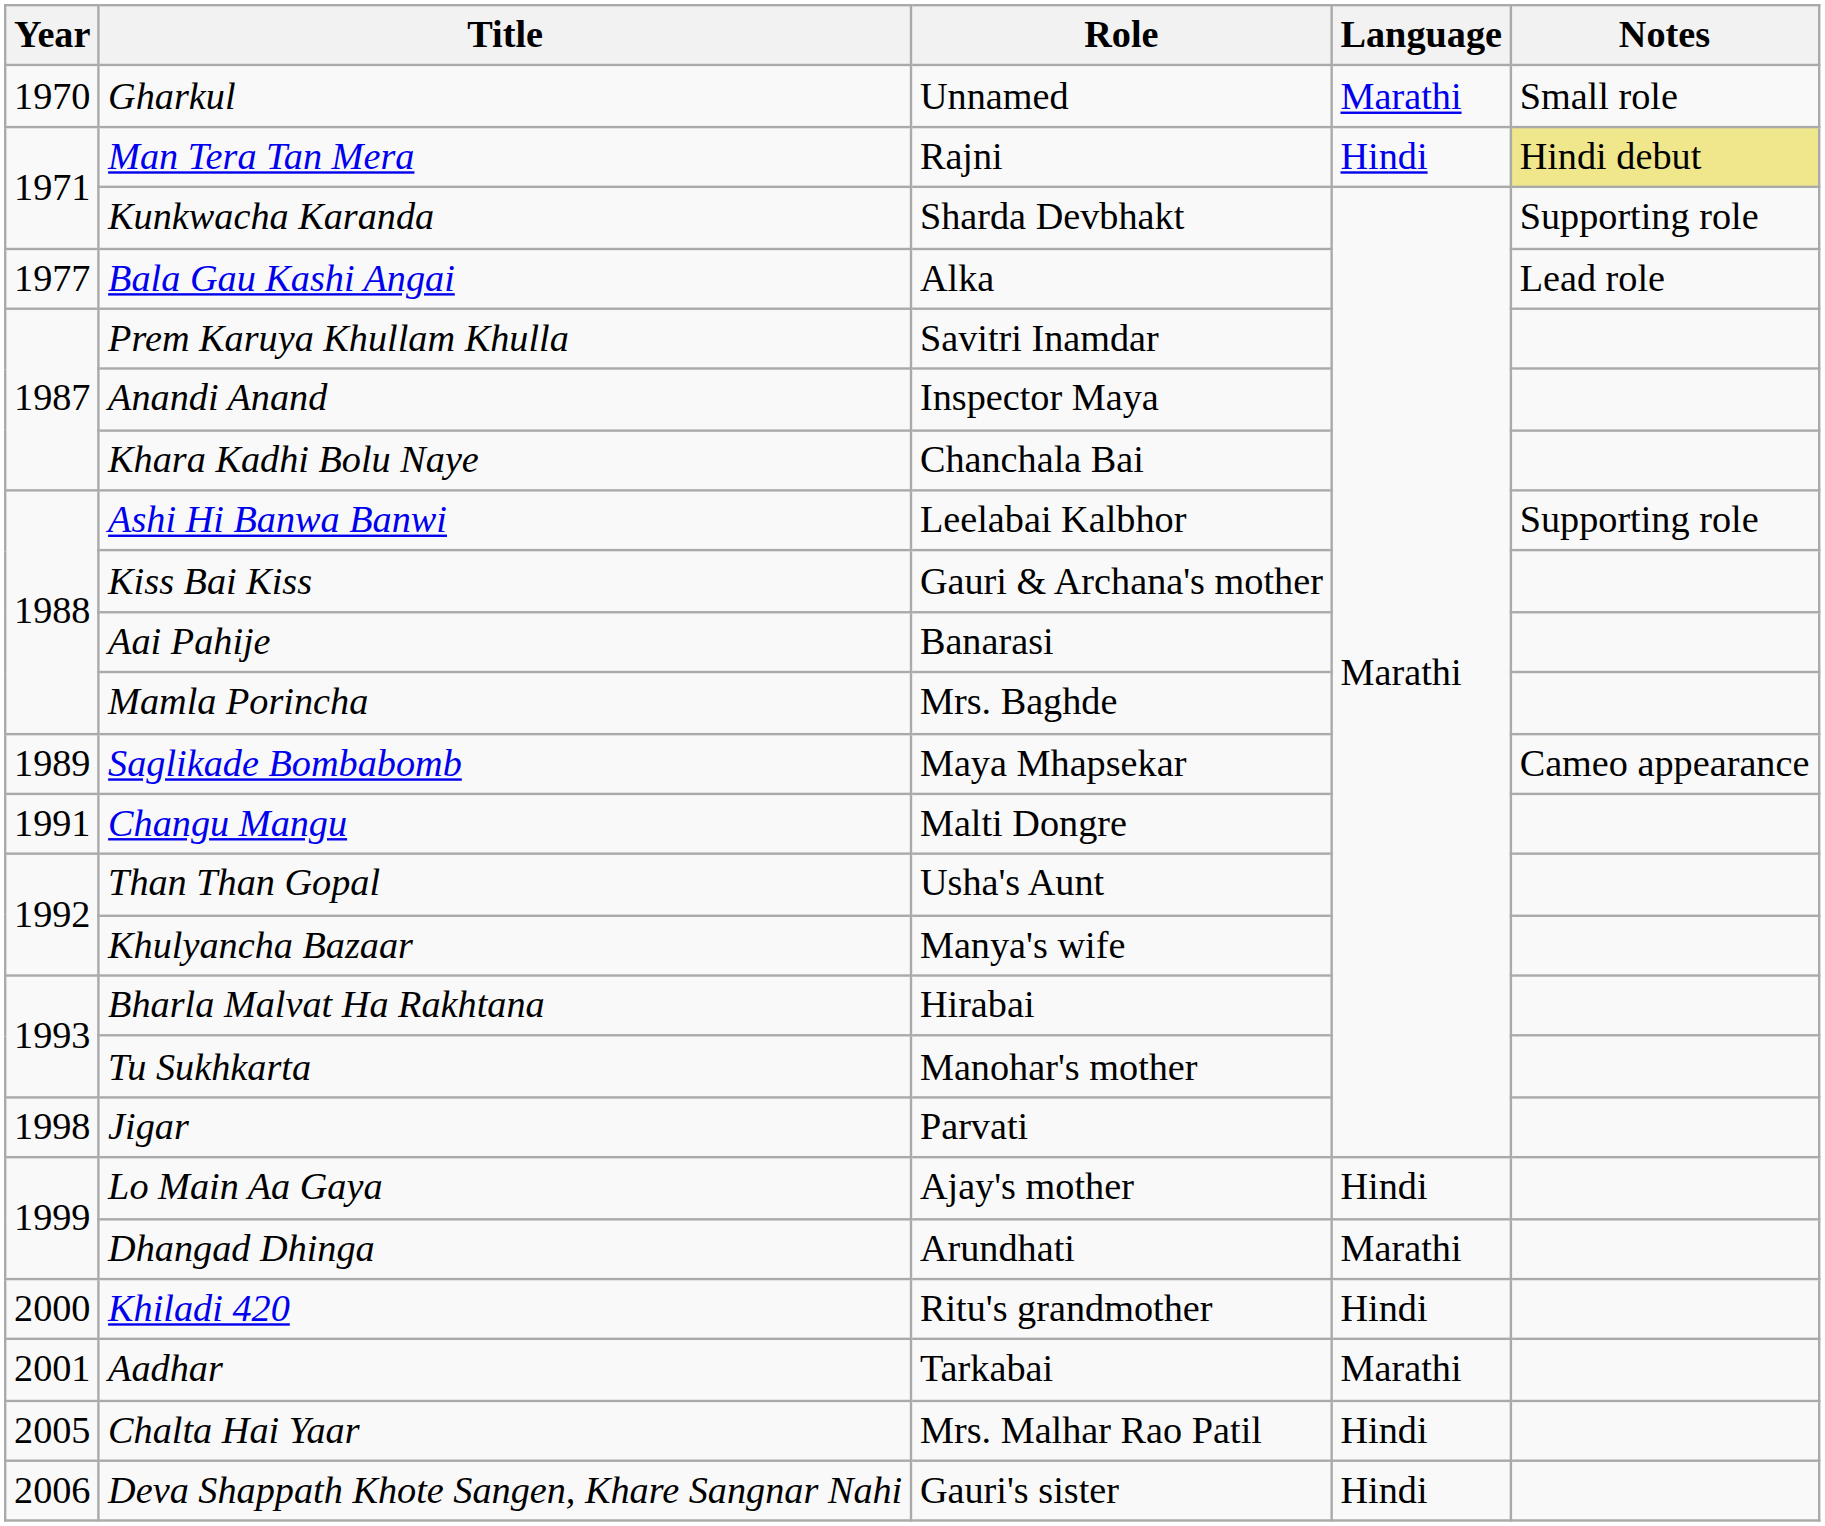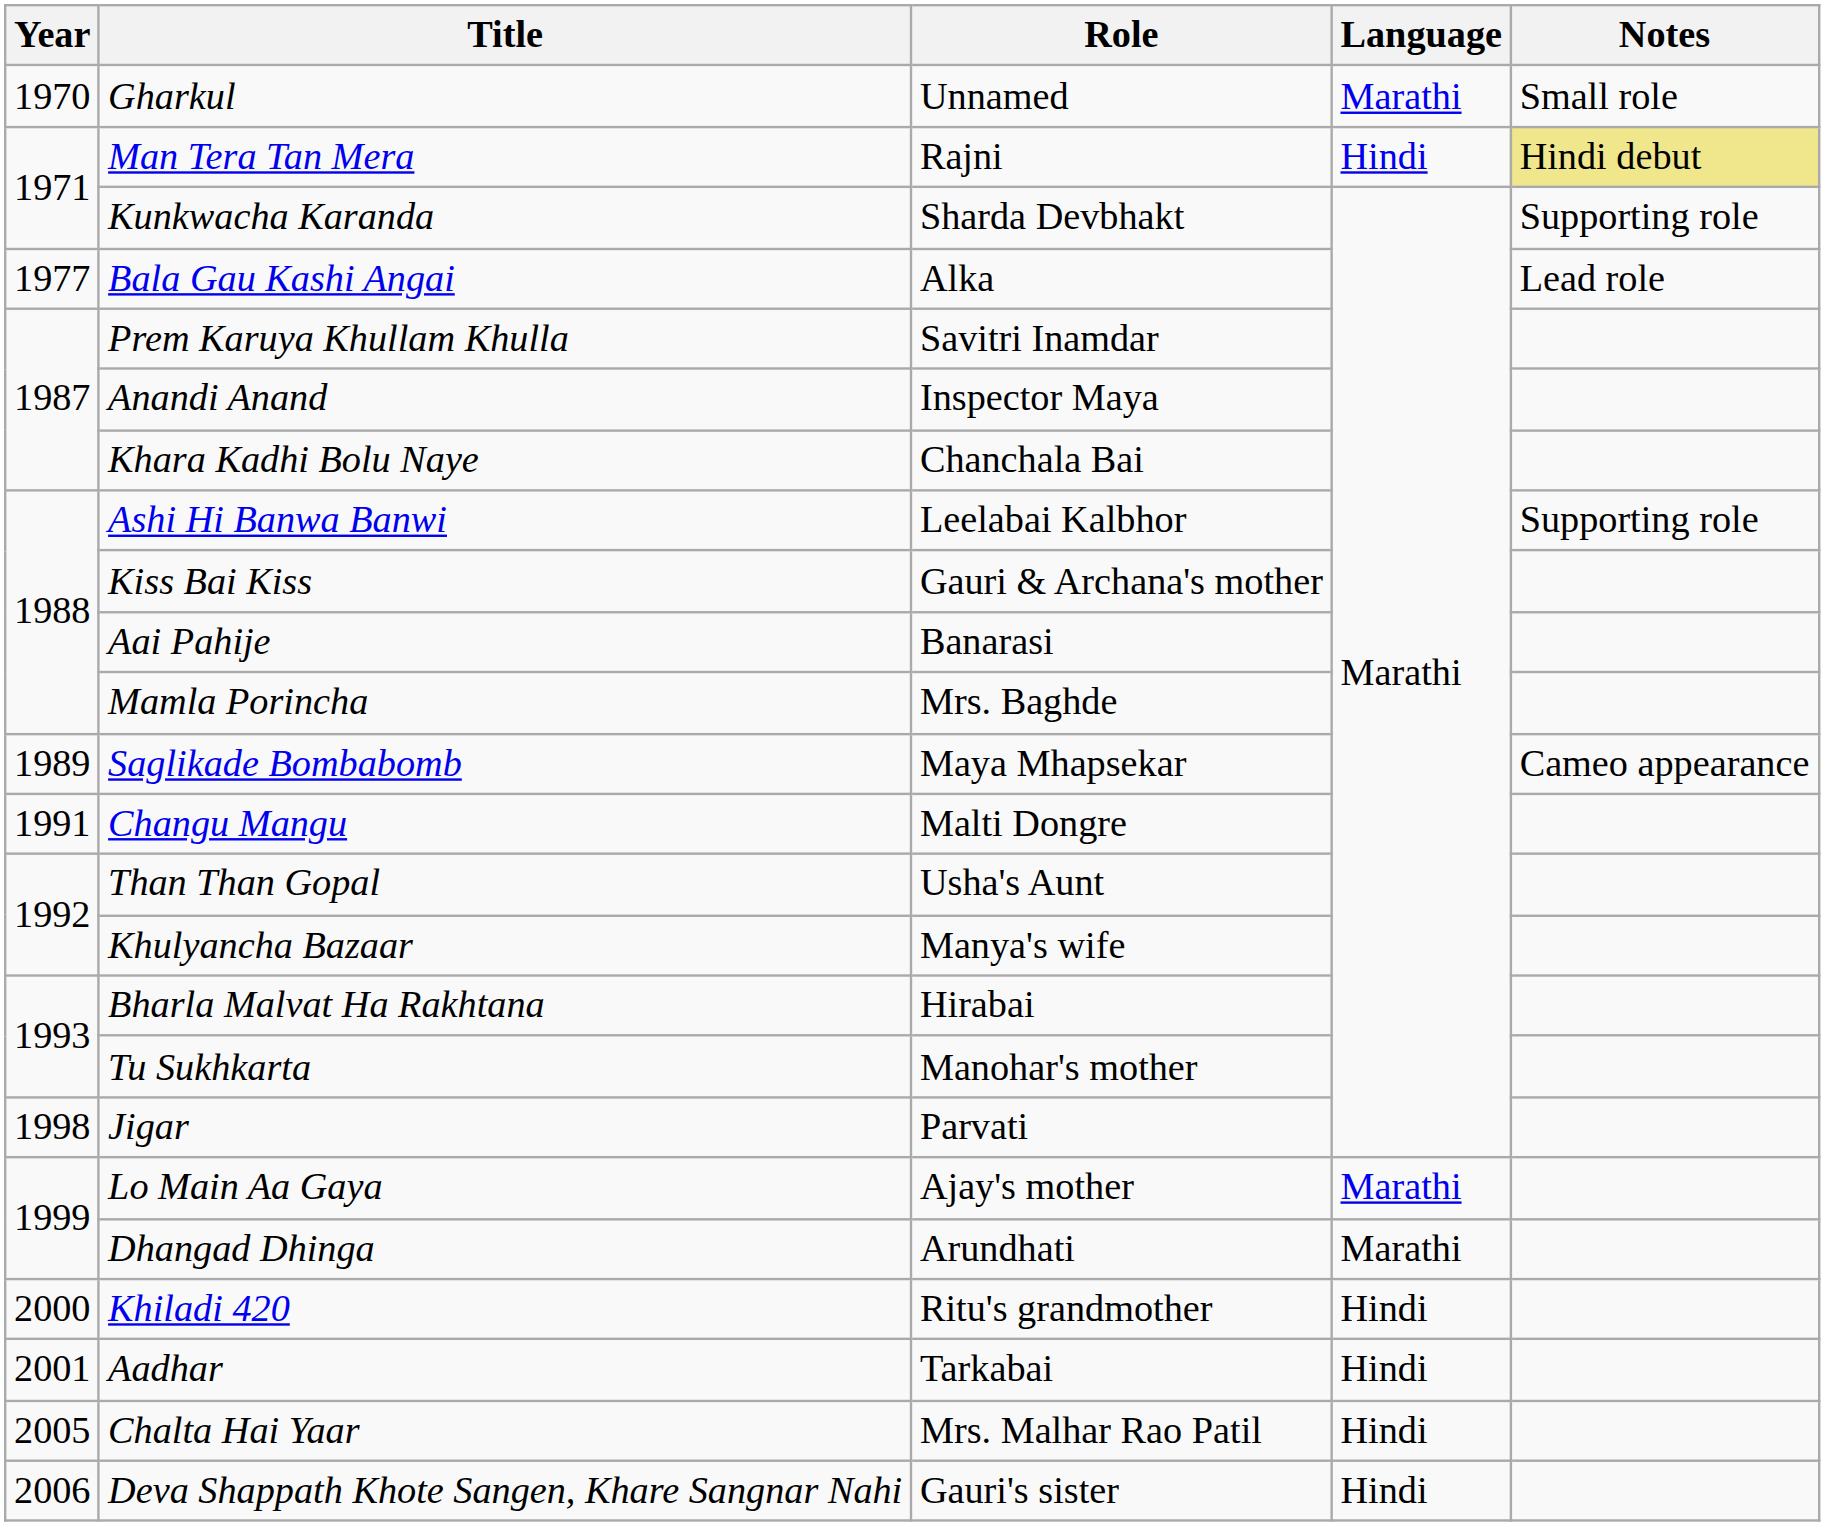(1384, 1187) Hindi -> (1401, 1187) Marathi
(1401, 1369) Marathi -> (1384, 1369) Hindi
